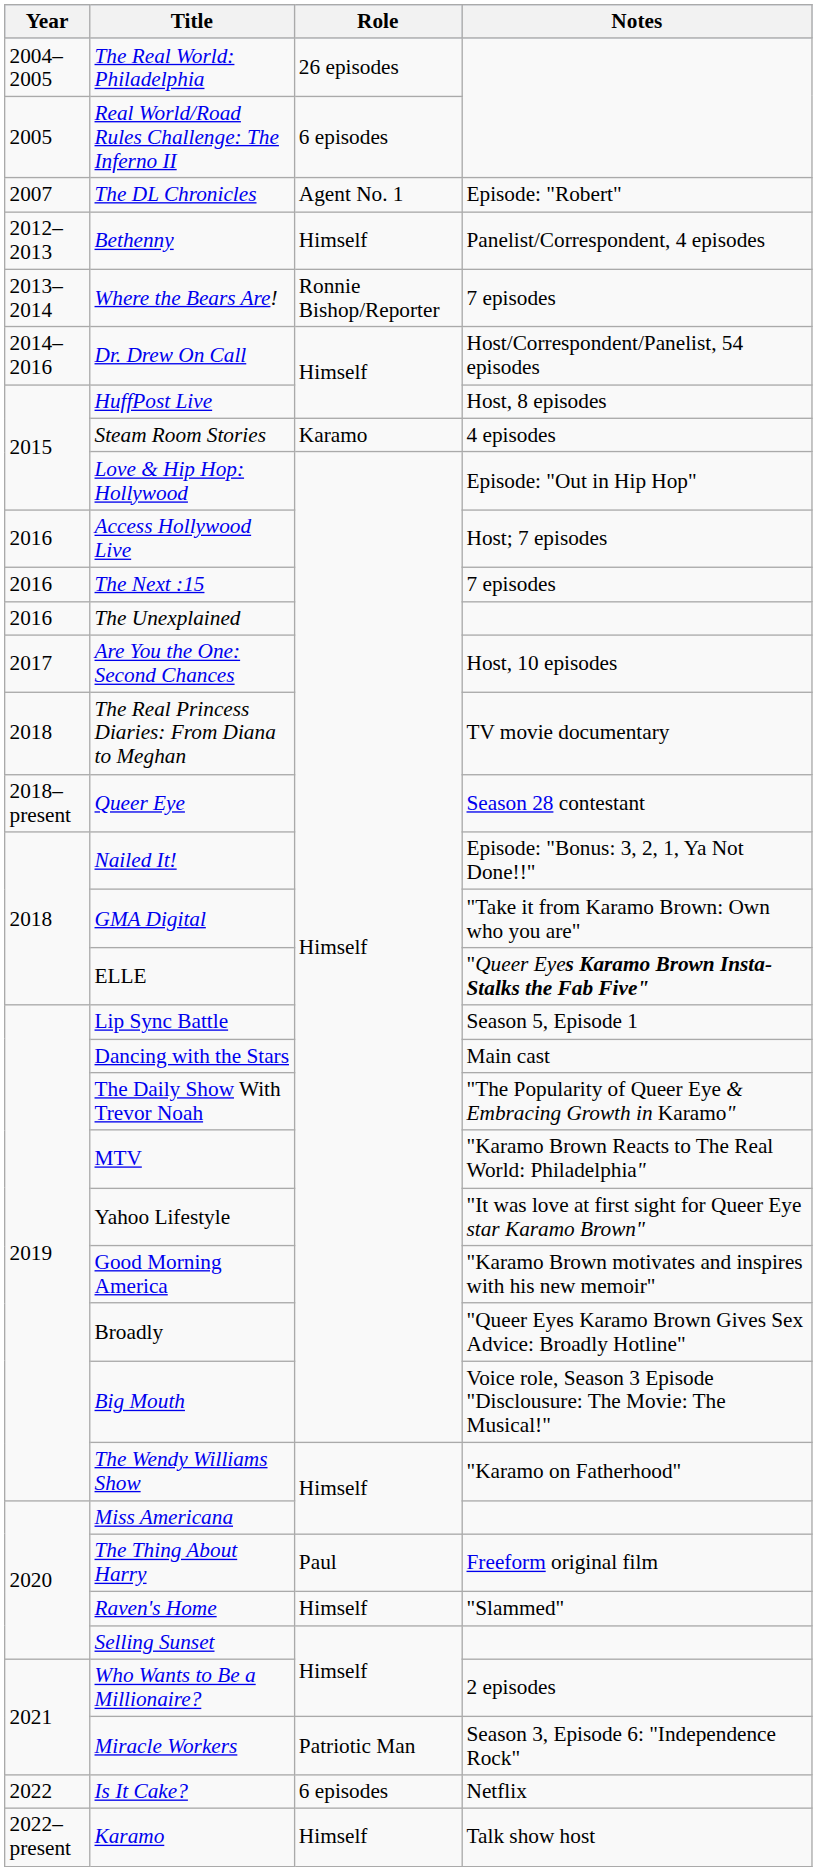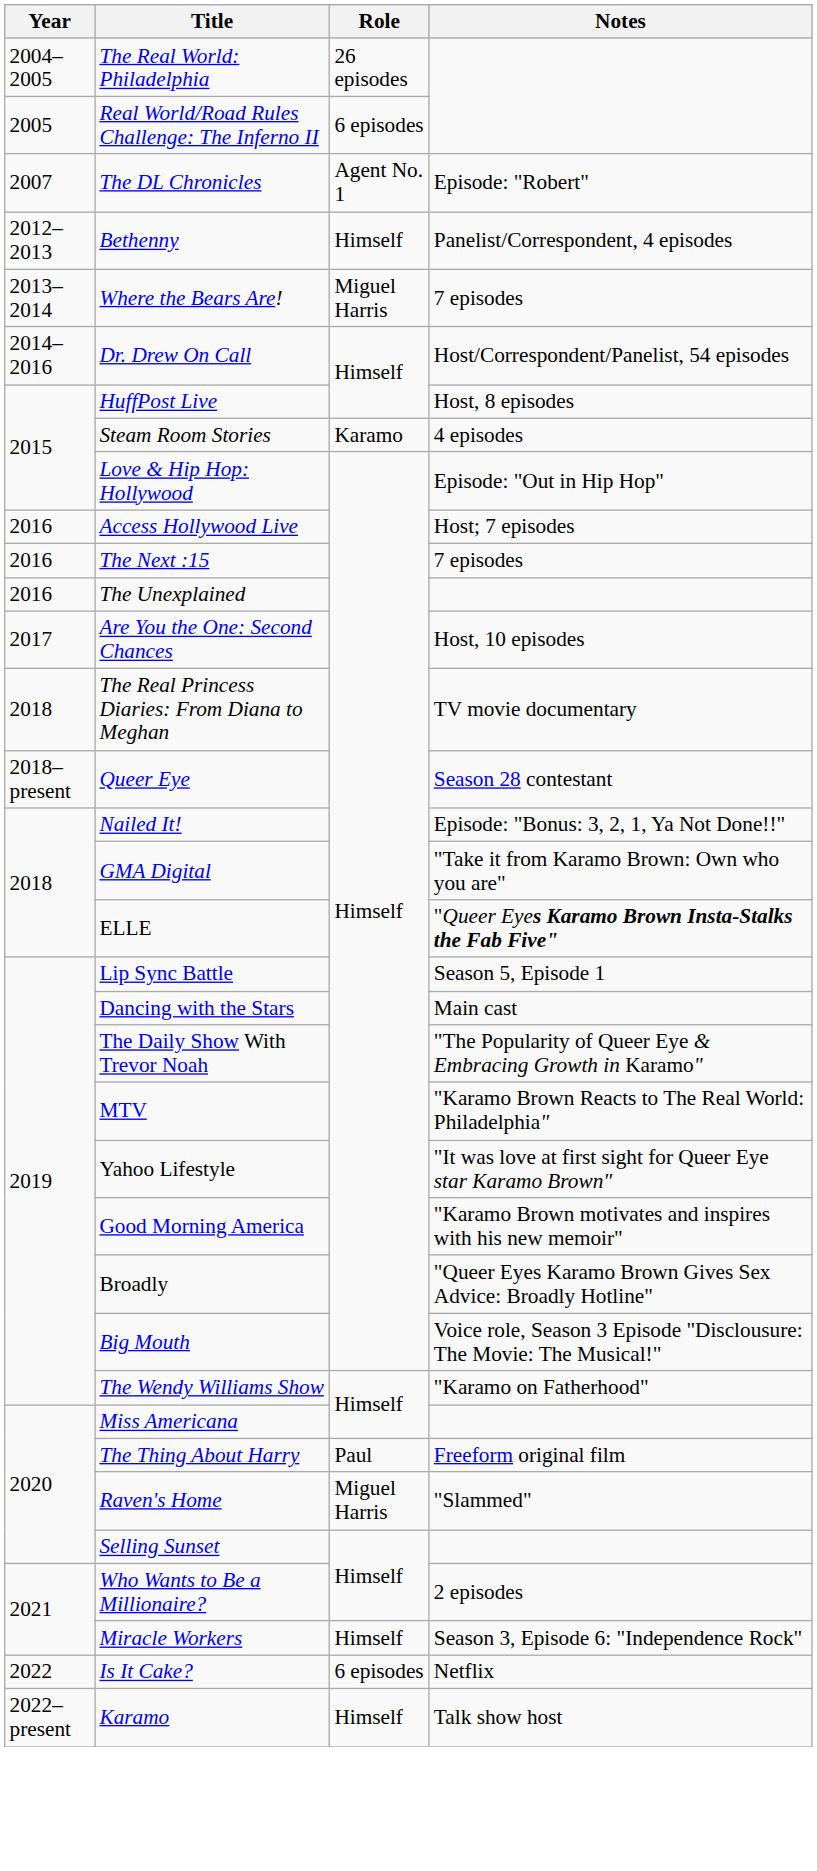(369, 297) Ronnie Bishop/Reporter -> (365, 297) Miguel Harris
(333, 1608) Himself -> (365, 1500) Miguel Harris
(357, 1745) Patriotic Man -> (369, 1637) Himself
